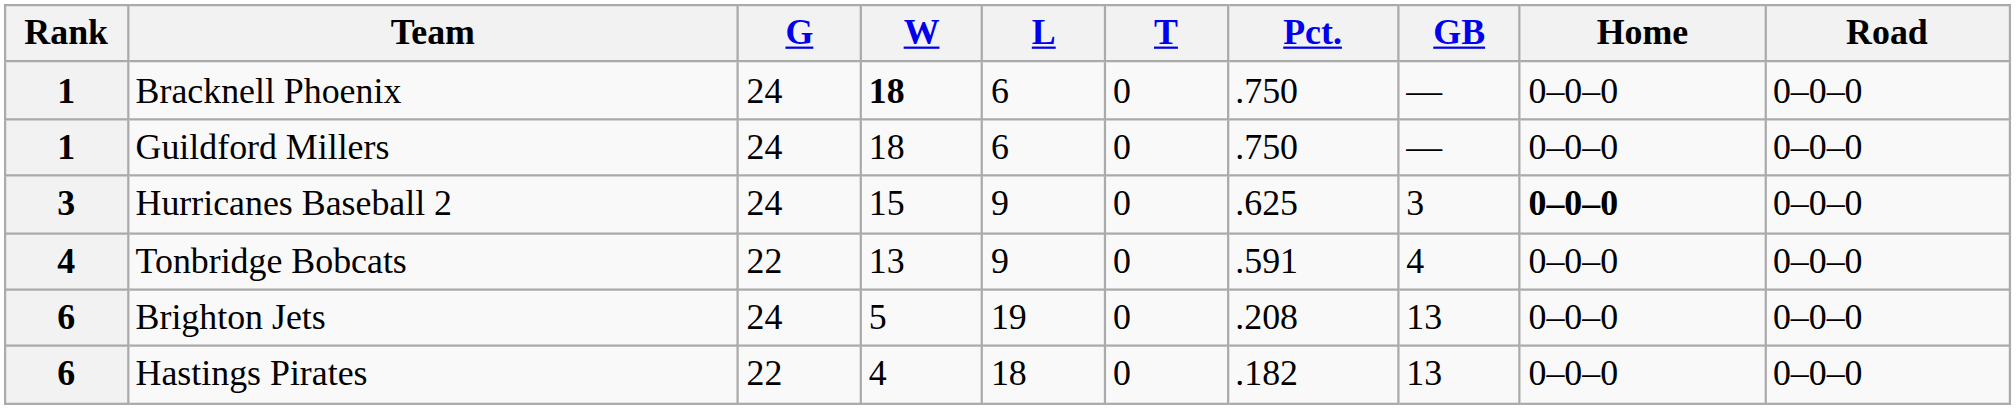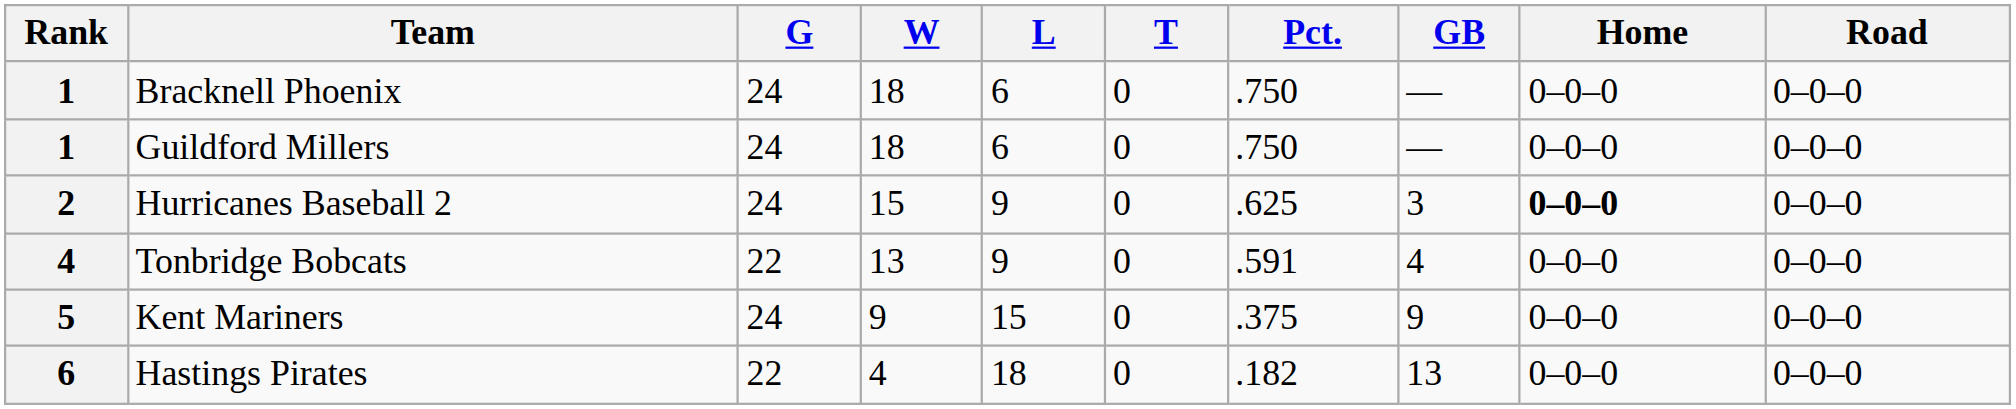(887, 89) bold -> (887, 89) normal
(66, 203) 3 -> (66, 203) 2
+ row: (240, 317)
- row: (231, 317)
